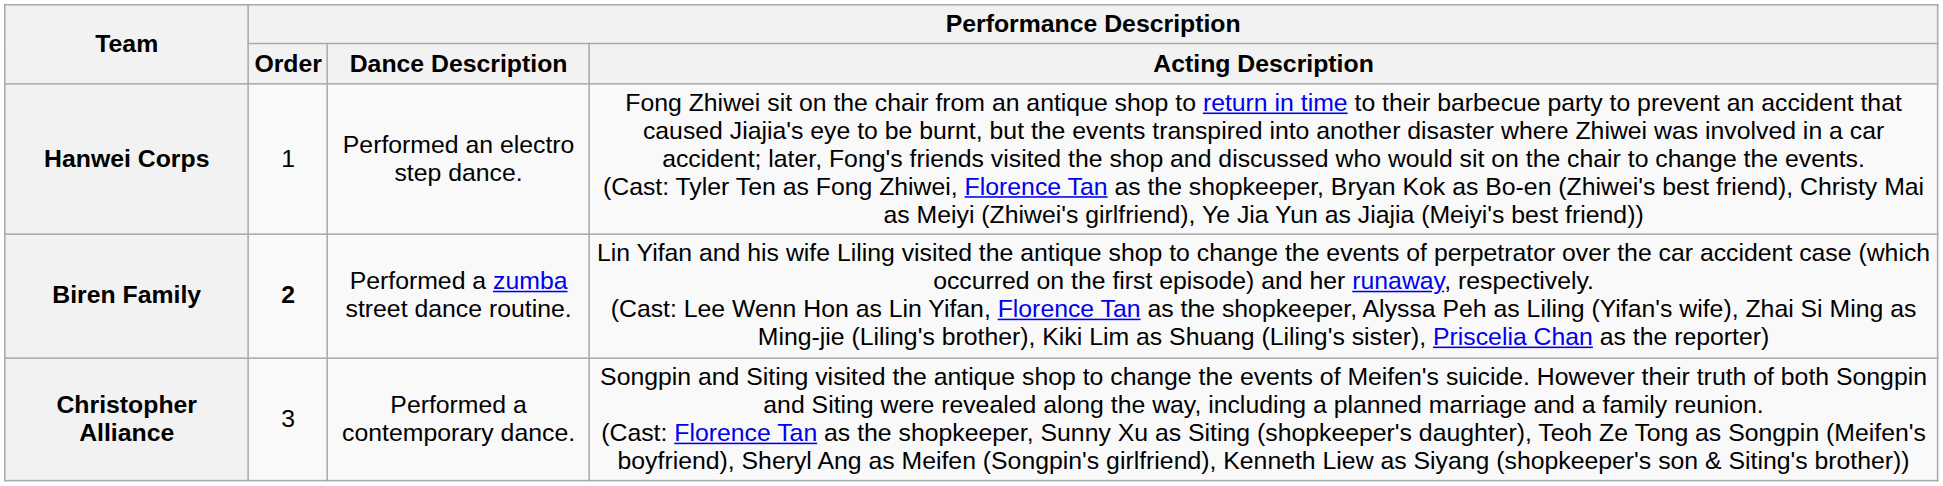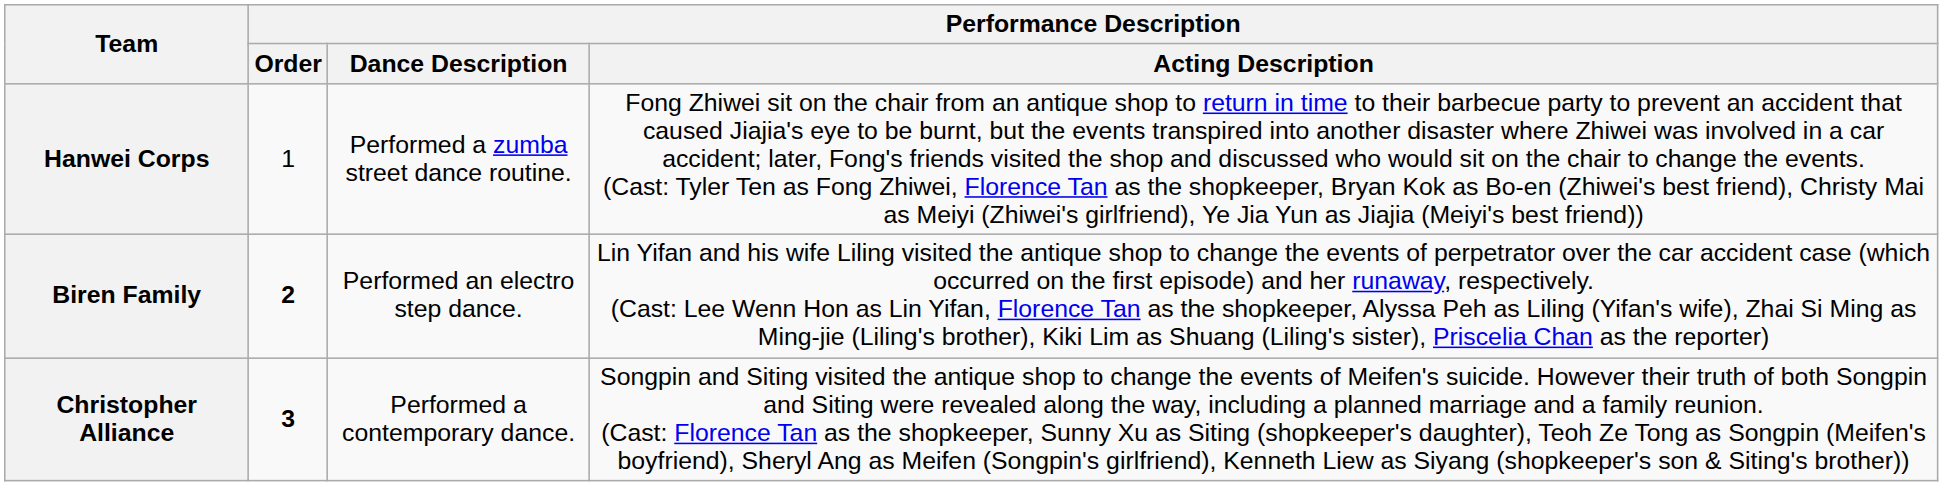(459, 158) Performed an electro step dance. -> (459, 158) Performed a zumba street dance routine.
(459, 295) Performed a zumba street dance routine. -> (459, 295) Performed an electro step dance.
(288, 418) normal -> (288, 418) bold
